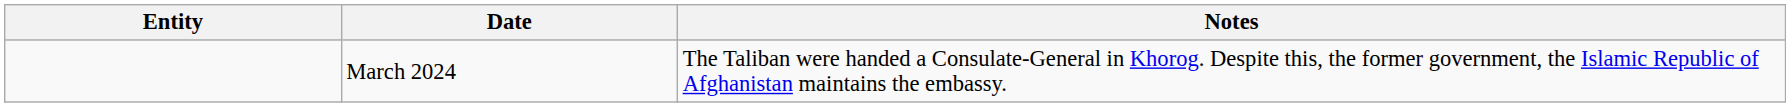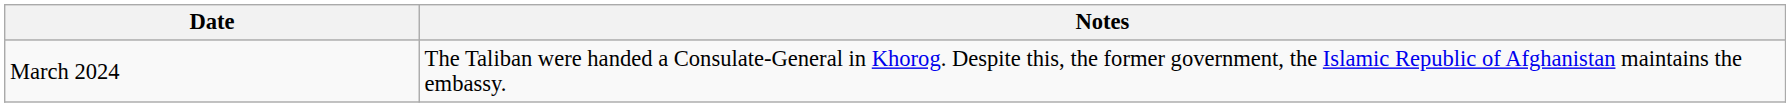- column: (173, 22)
